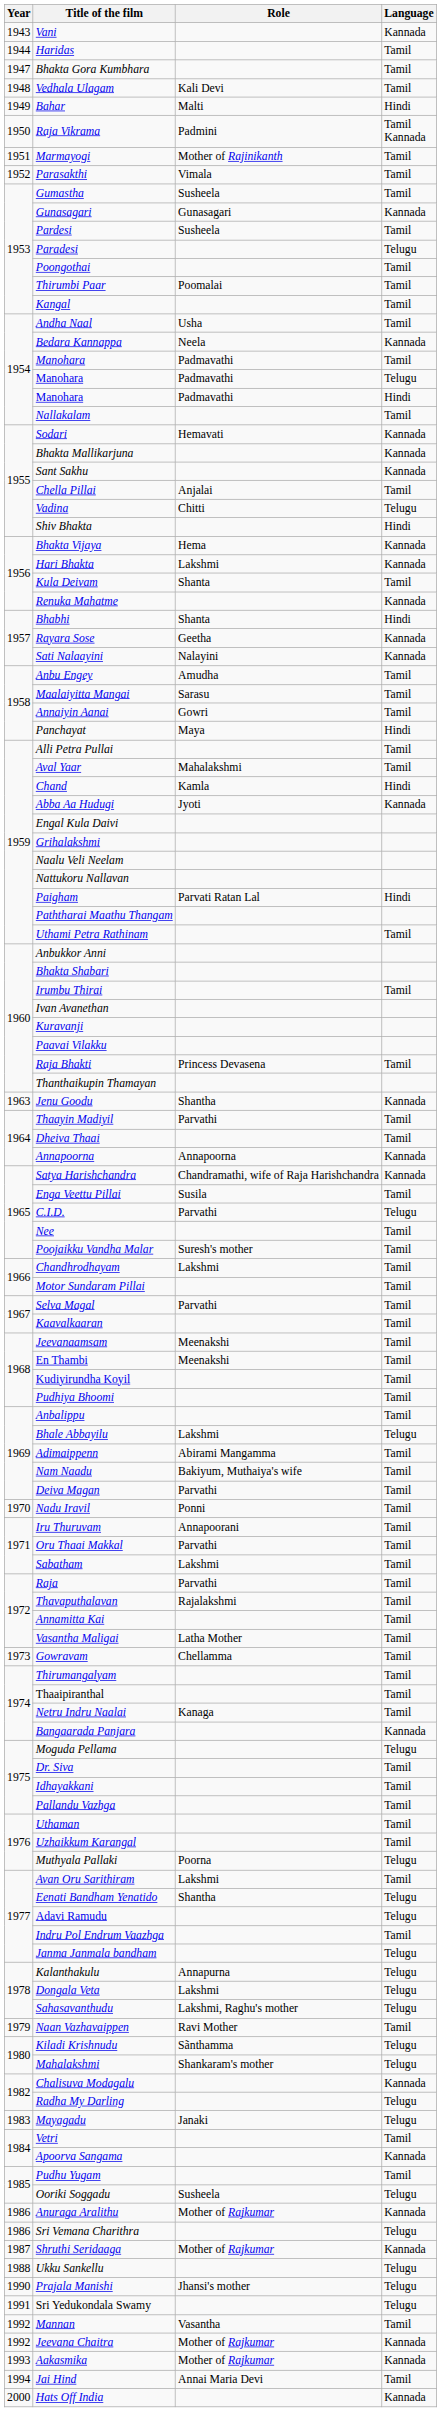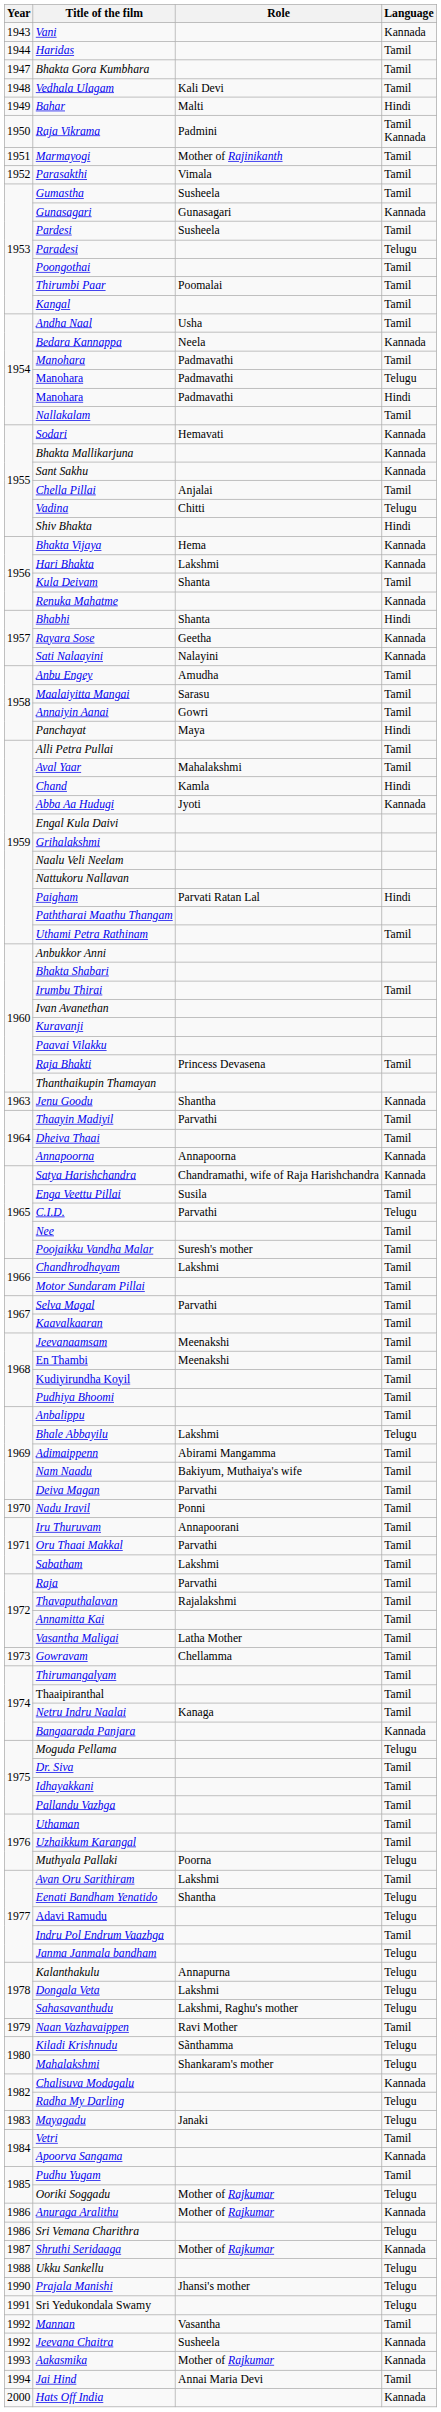(199, 2194) Susheela -> (226, 2194) Mother of Rajkumar
(226, 2342) Mother of Rajkumar -> (199, 2342) Susheela
